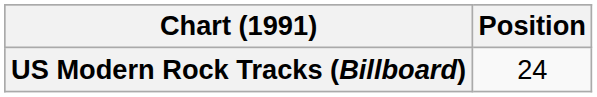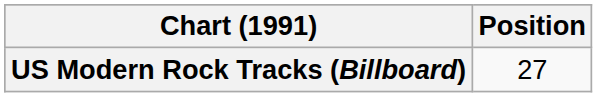(532, 69) 24 -> (532, 69) 27
